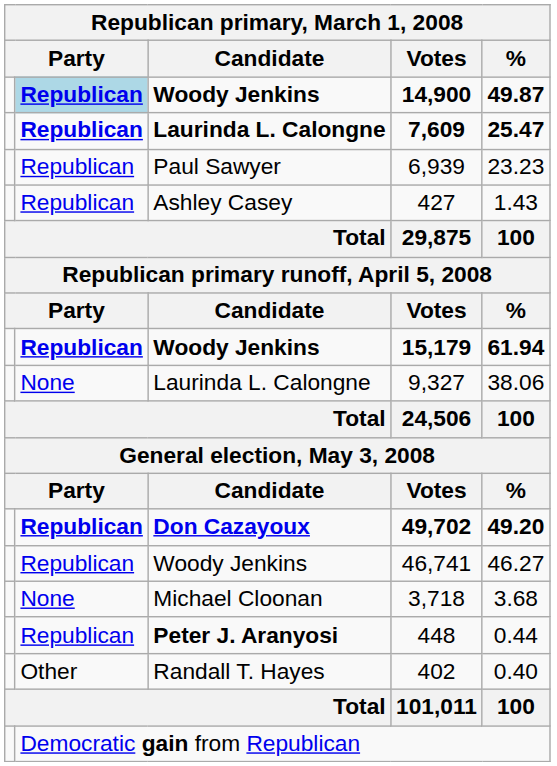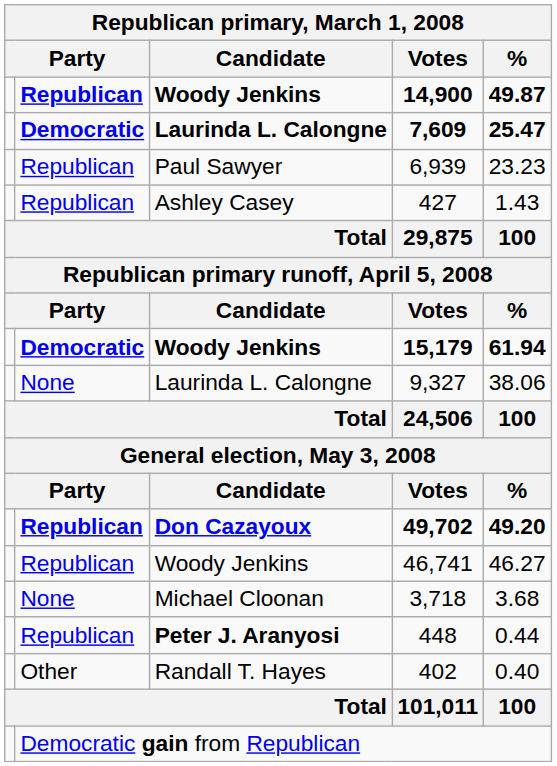(82, 94) lightblue background -> (82, 94) no background
(82, 130) Republican -> (82, 130) Democratic
(82, 346) Republican -> (82, 346) Democratic
